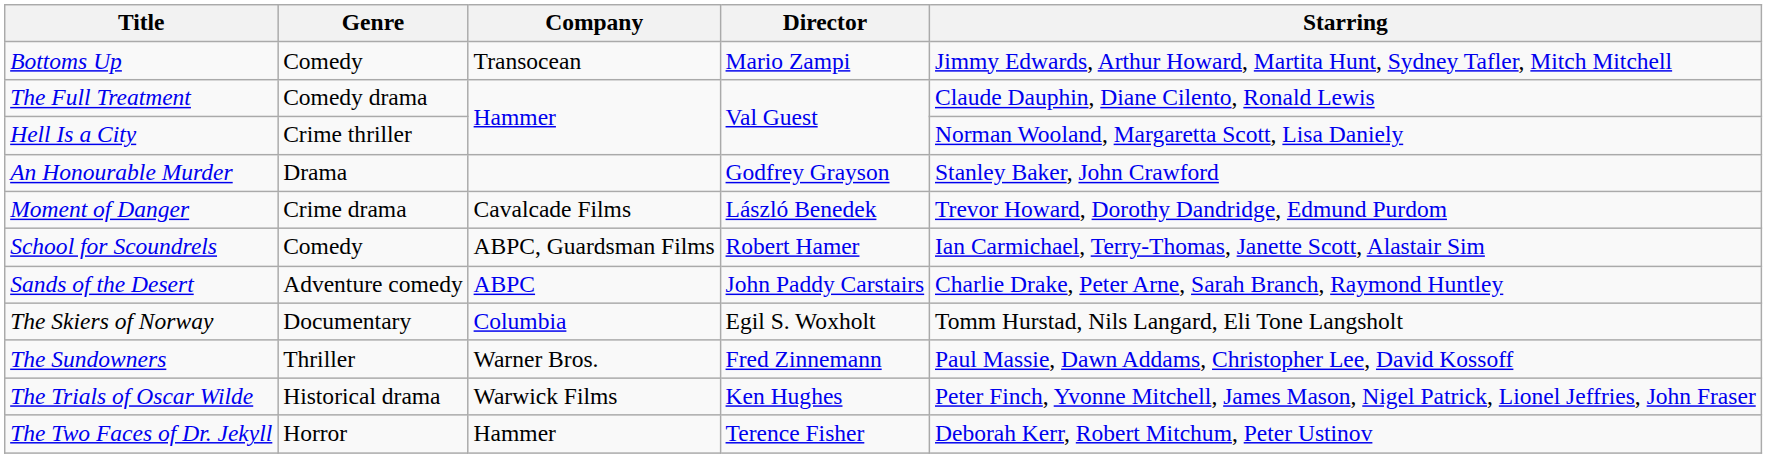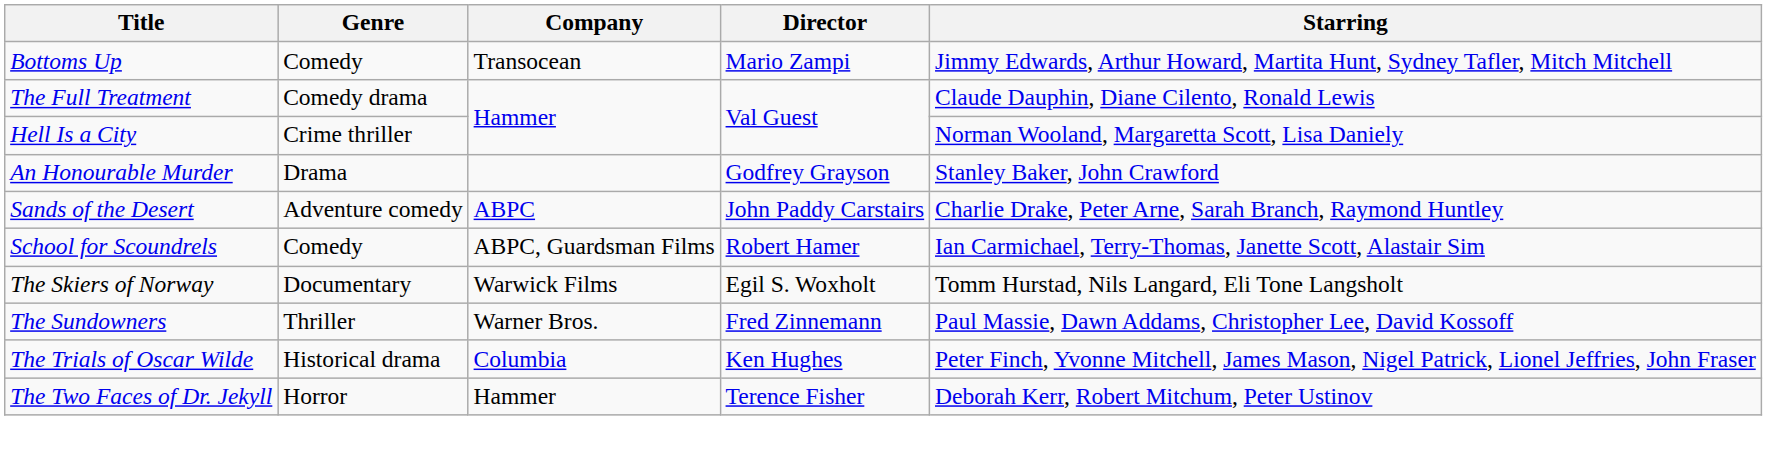- row: (100, 209)
rows swapped: (102, 284) <-> (114, 246)
(520, 321) Columbia -> (546, 284) Warwick Films
(546, 396) Warwick Films -> (520, 358) Columbia
